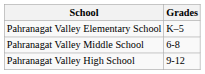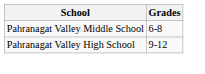- row: (84, 28)
